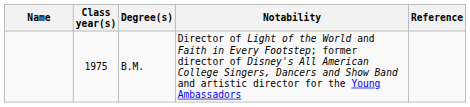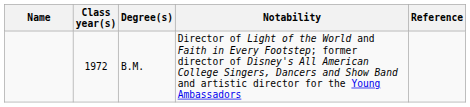(96, 67) 1975 -> (96, 67) 1972
